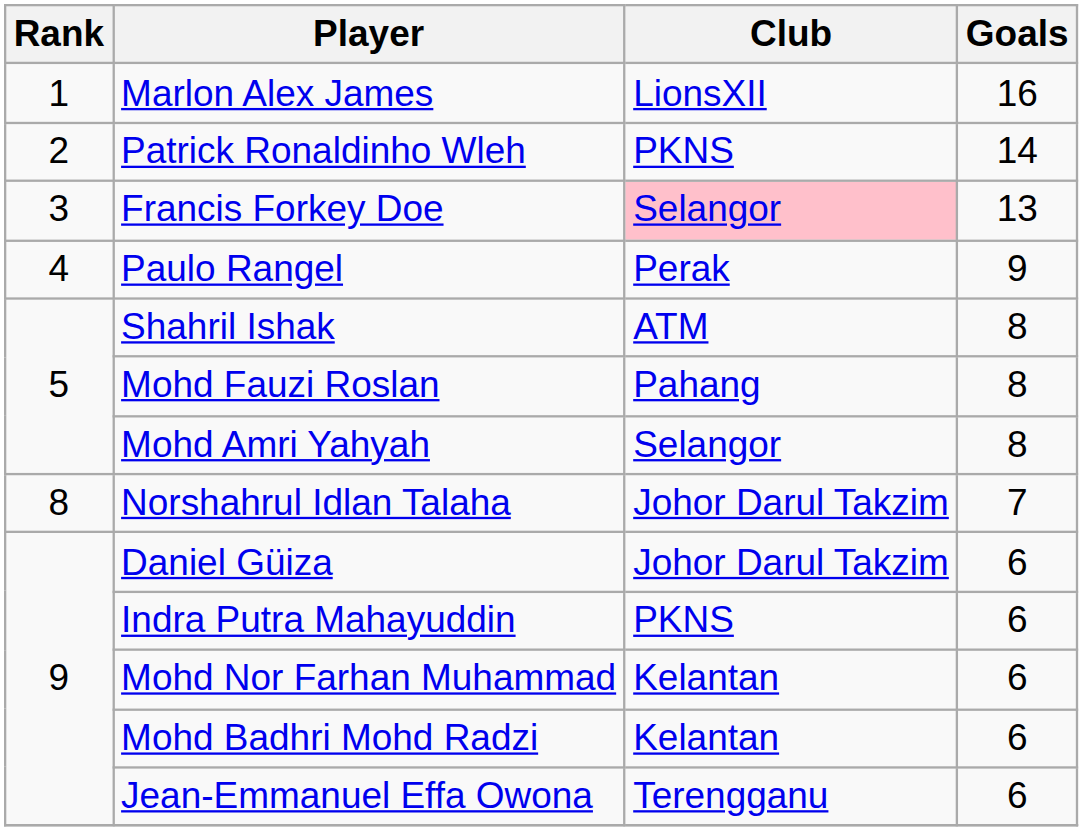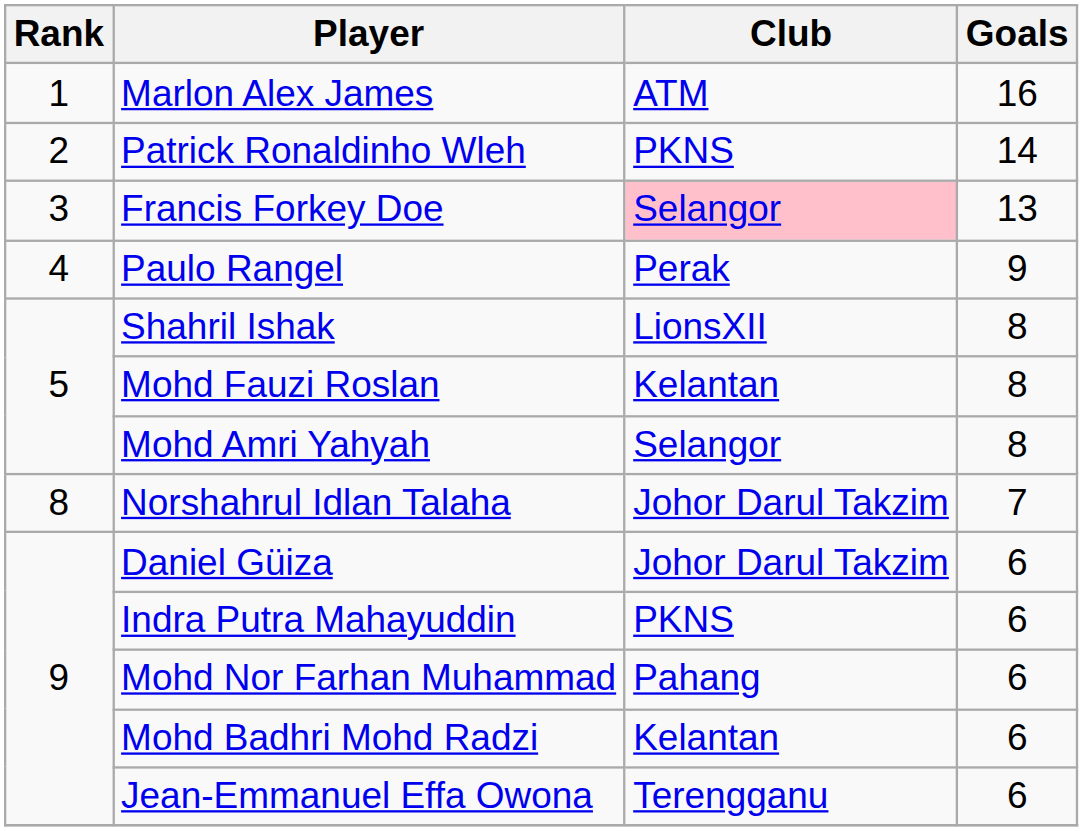(700, 92) LionsXII -> (671, 92) ATM
(671, 326) ATM -> (700, 326) LionsXII
(697, 385) Pahang -> (706, 385) Kelantan
(706, 678) Kelantan -> (697, 678) Pahang
